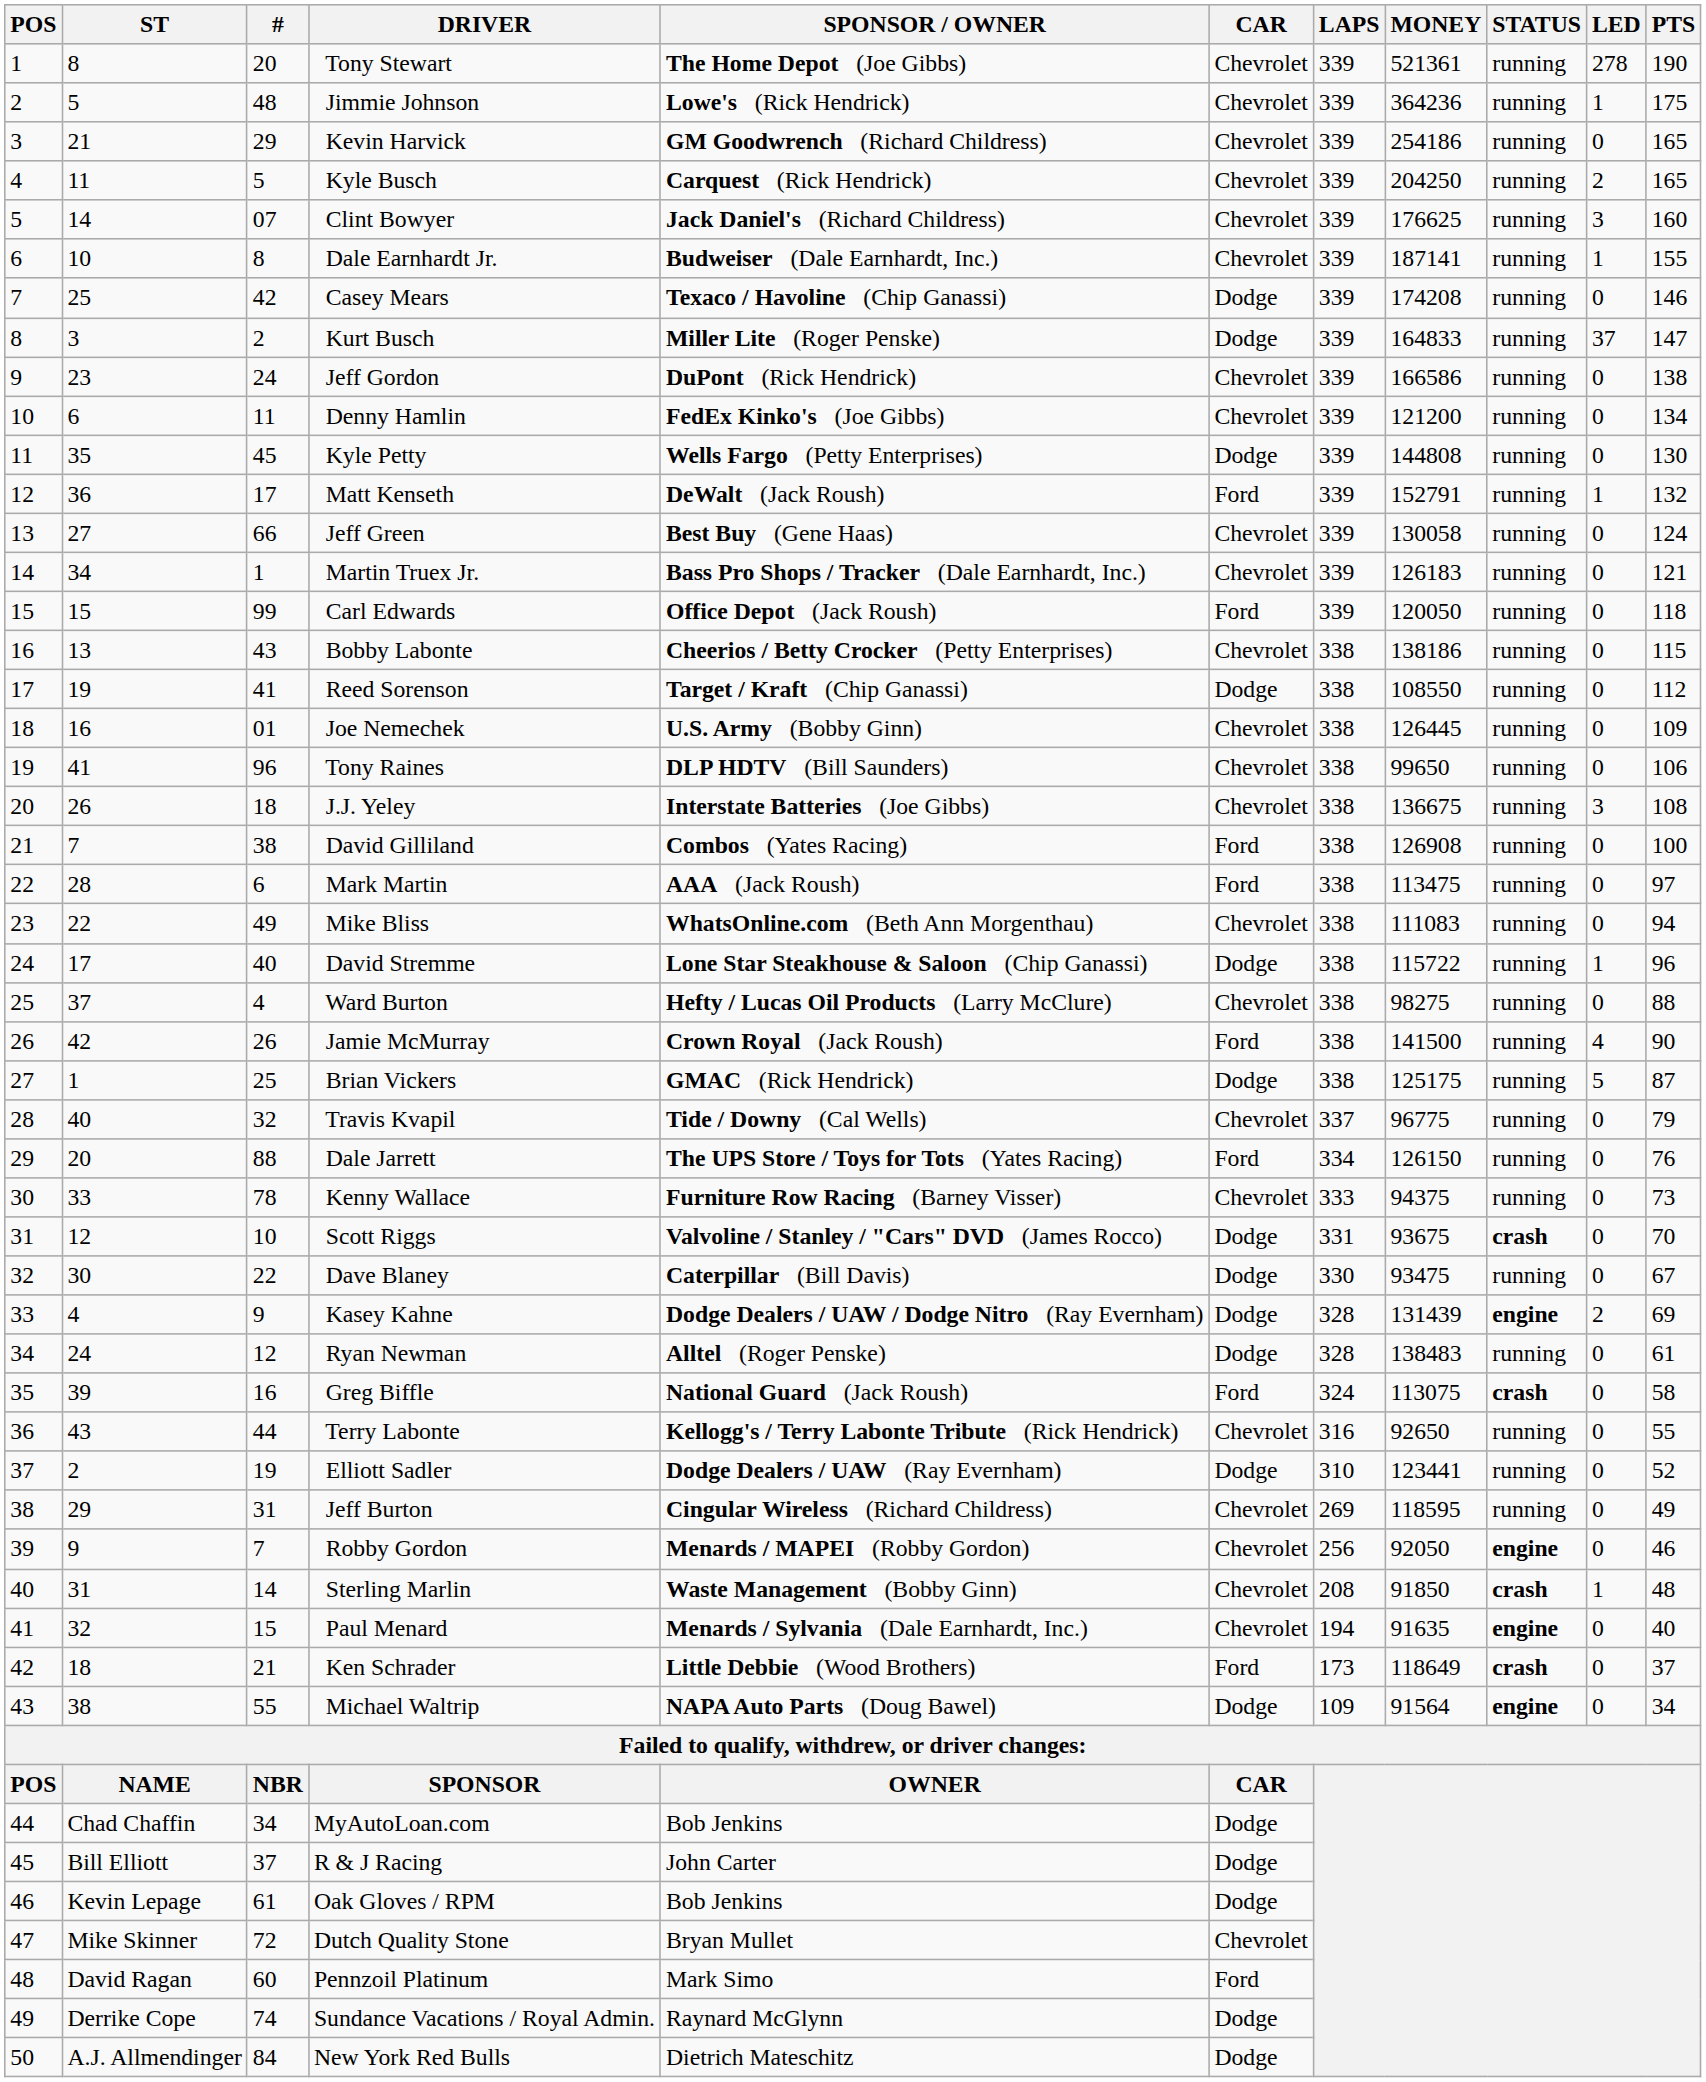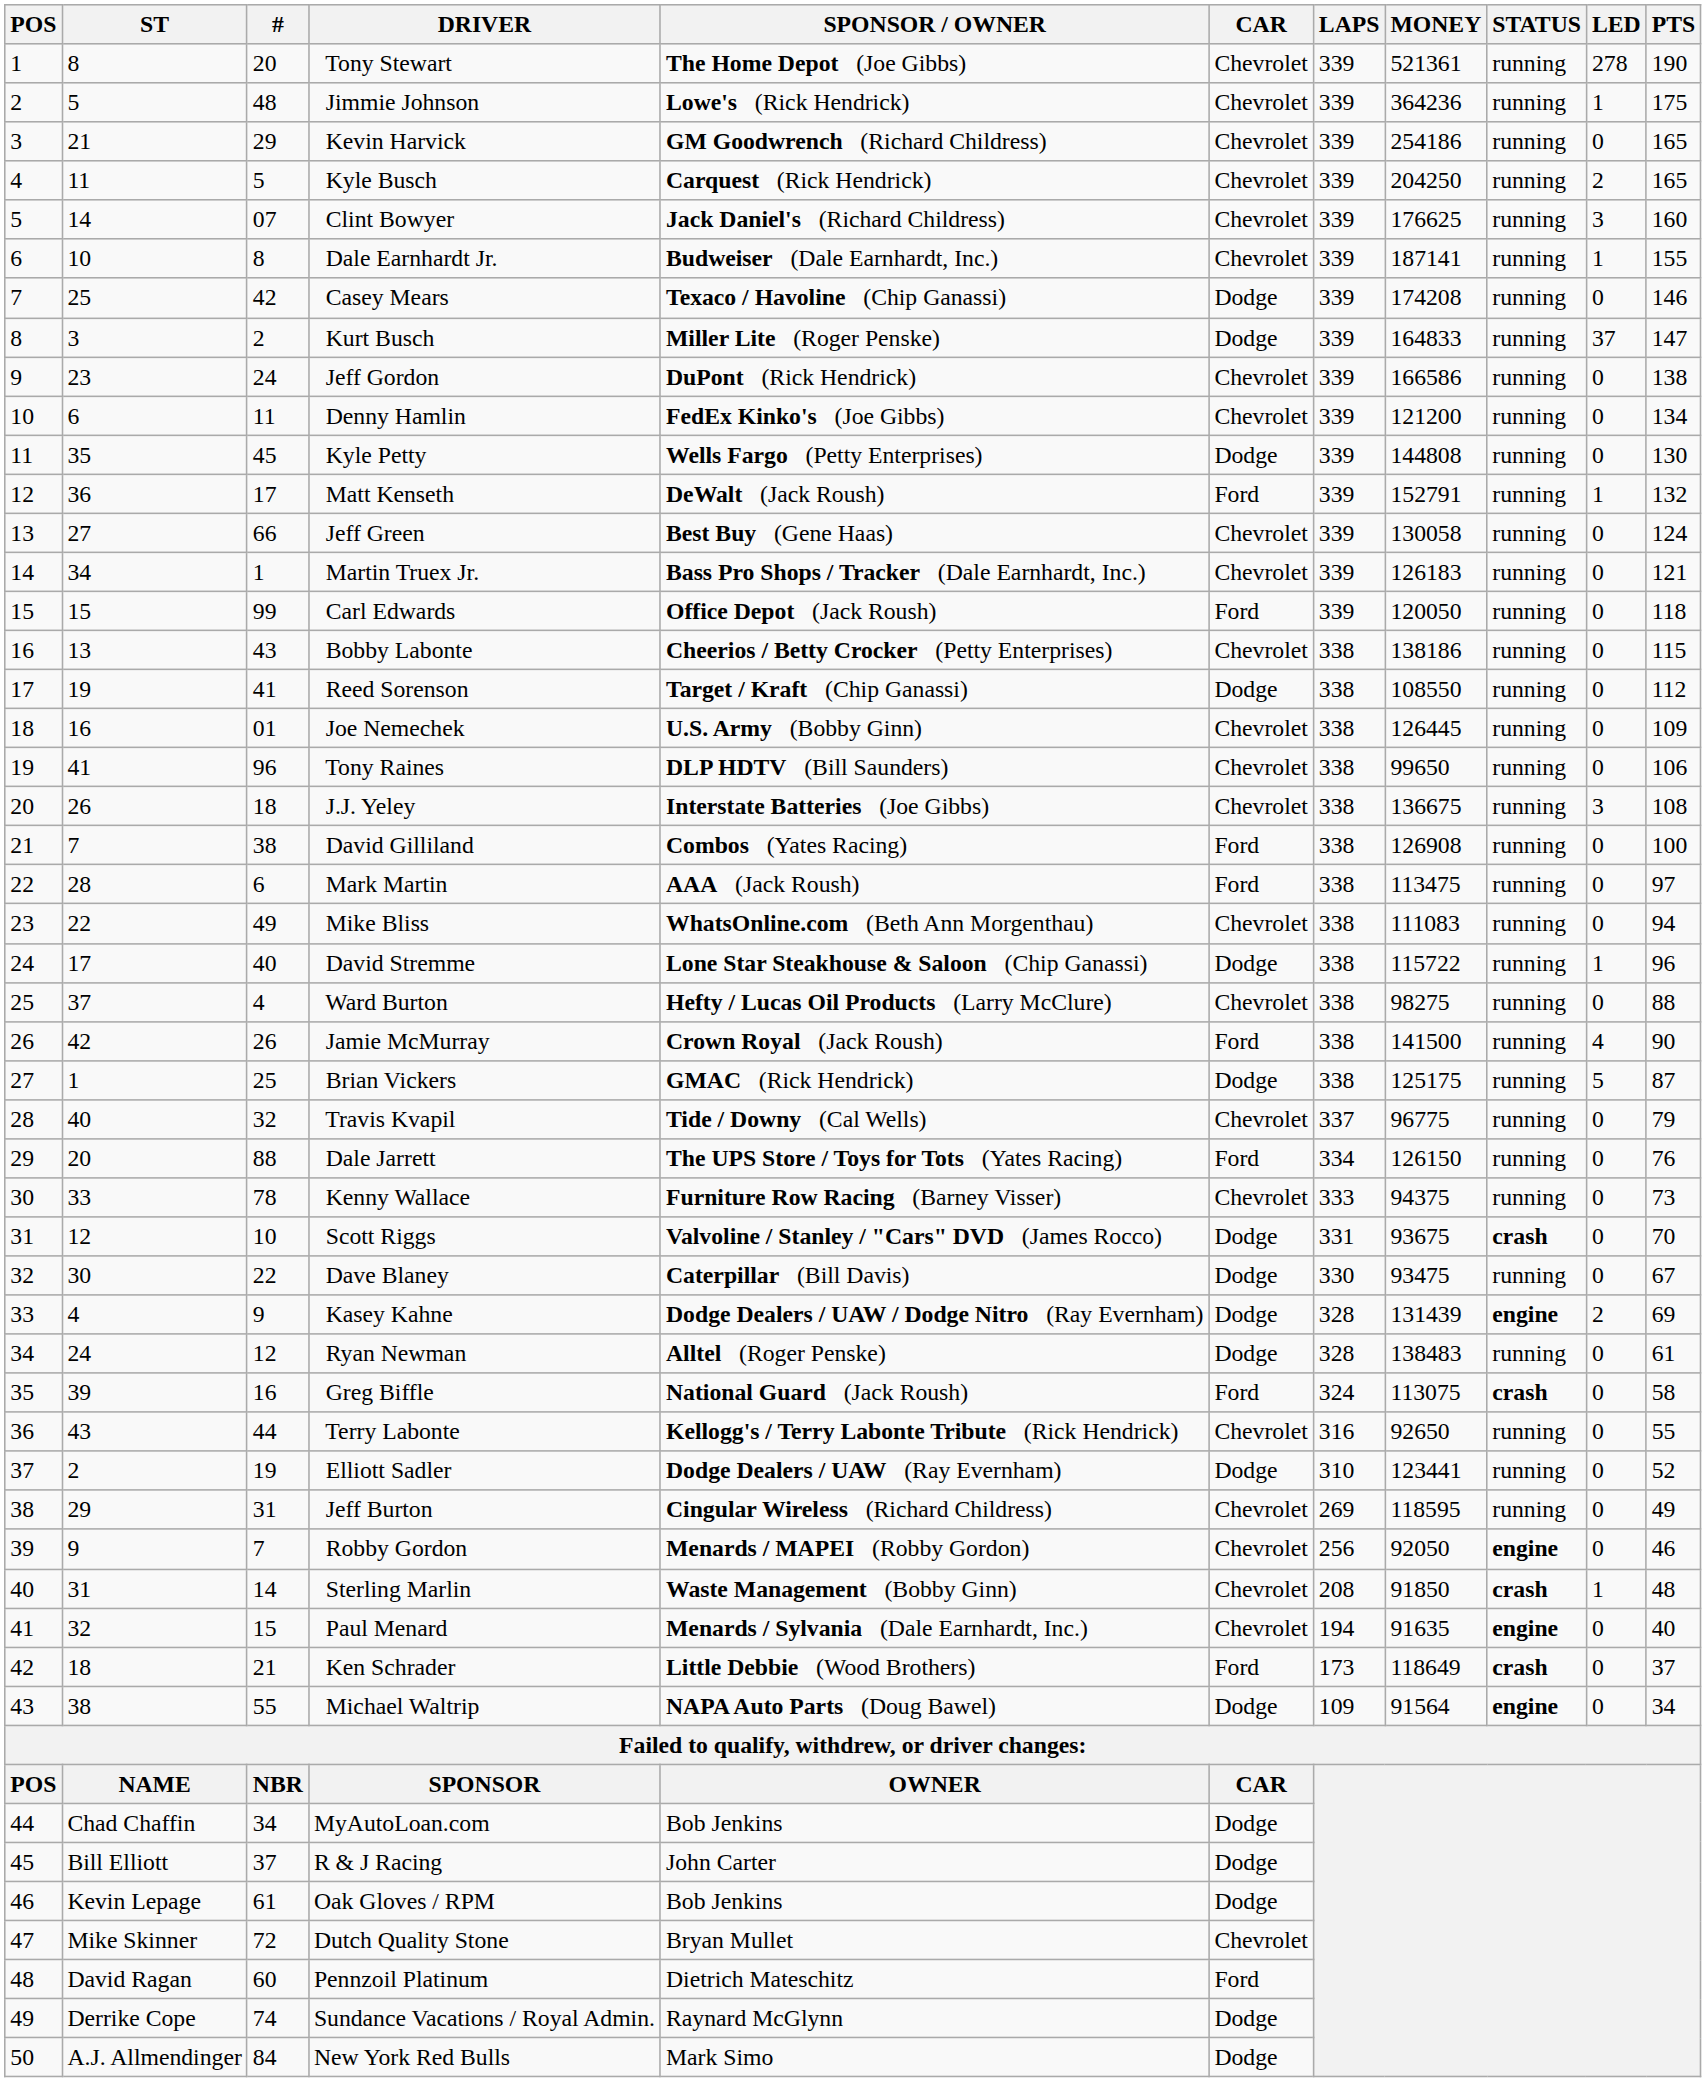(720, 1979) Mark Simo -> (760, 1979) Dietrich Mateschitz
(760, 2057) Dietrich Mateschitz -> (720, 2057) Mark Simo
